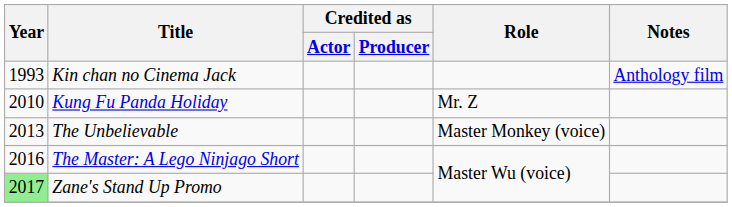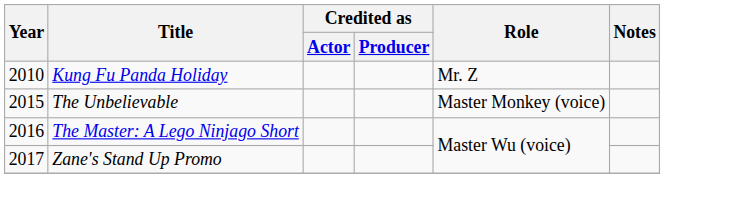- row: (144, 74)
(26, 131) 2013 -> (26, 103) 2015
(26, 187) lightgreen background -> (26, 159) no background
